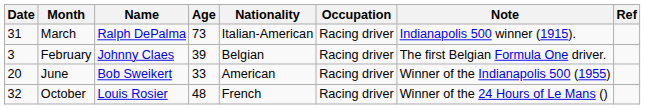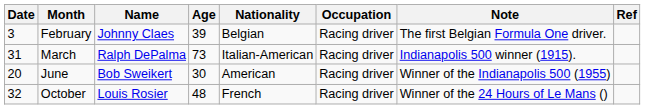rows swapped: (66, 54) <-> (58, 34)
(199, 74) 33 -> (199, 74) 30
